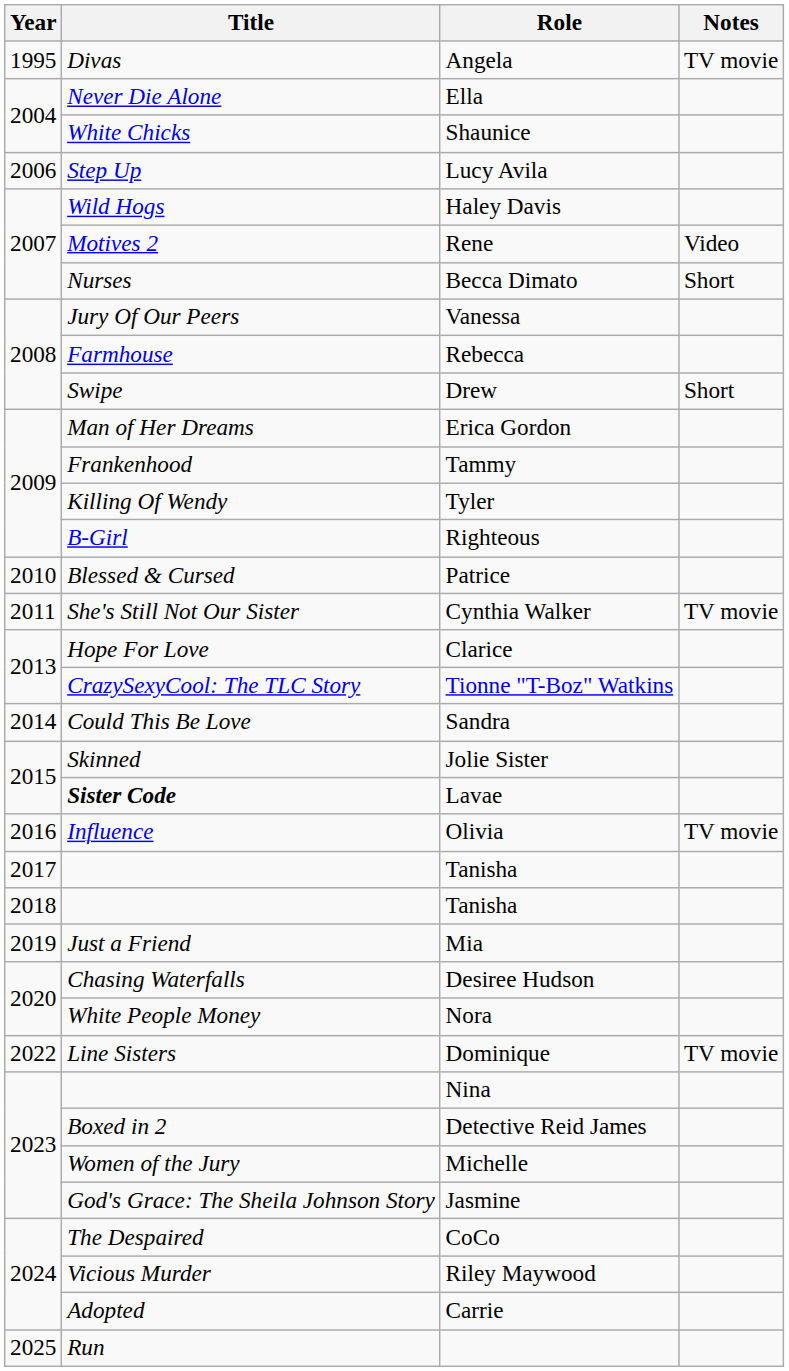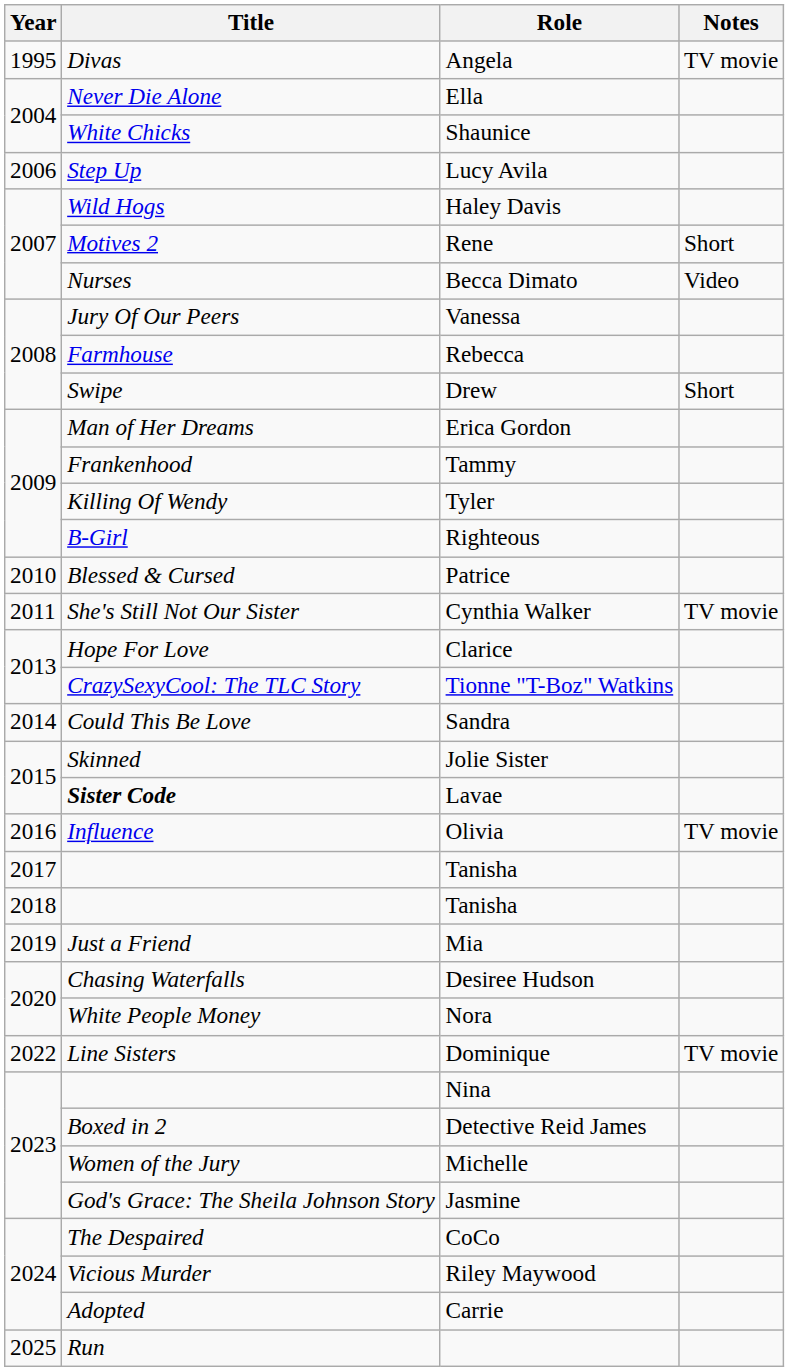(712, 243) Video -> (709, 243) Short
(709, 280) Short -> (712, 280) Video
